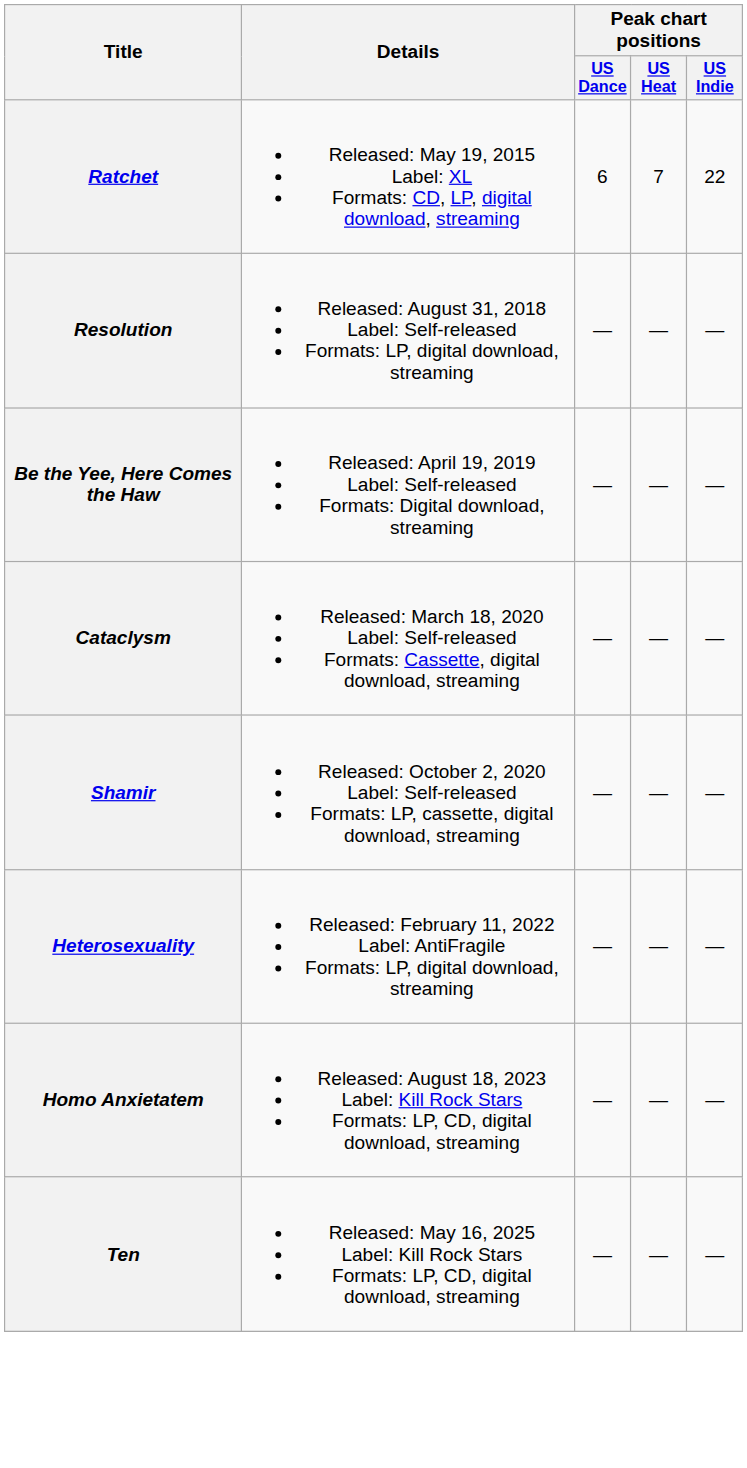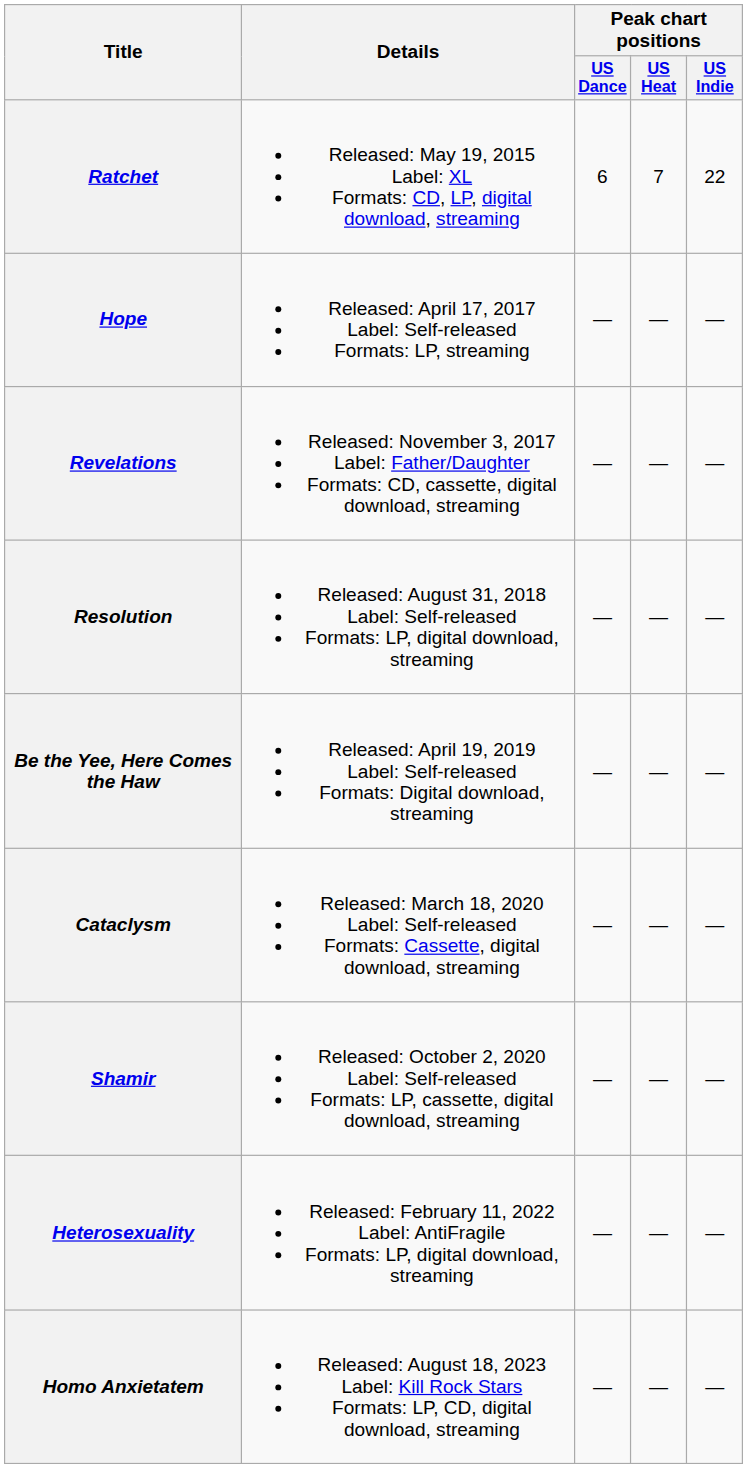+ row: (123, 319)
+ row: (123, 462)
- row: (123, 1254)
